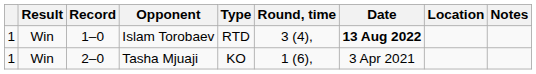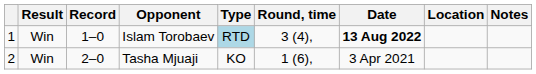(236, 36) no background -> (236, 36) lightblue background
(11, 58) 1 -> (11, 58) 2
